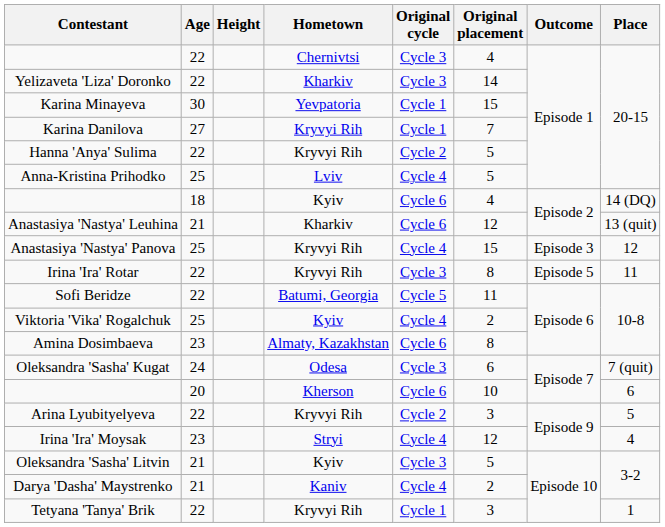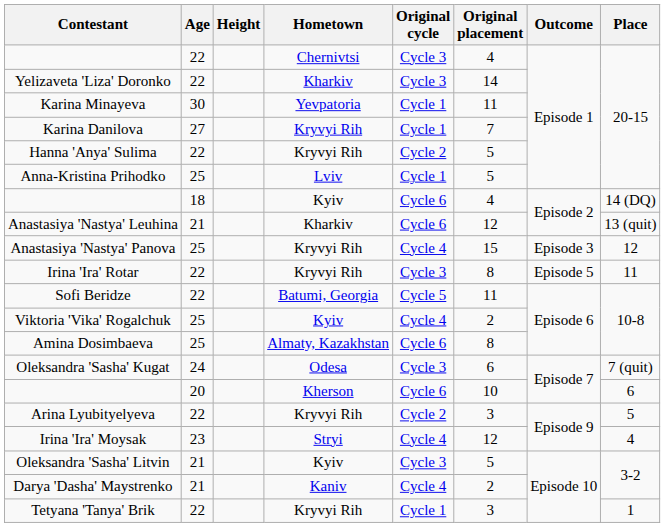(490, 104) 15 -> (490, 104) 11
(423, 176) Cycle 4 -> (423, 176) Cycle 1
(197, 343) 23 -> (197, 343) 25
